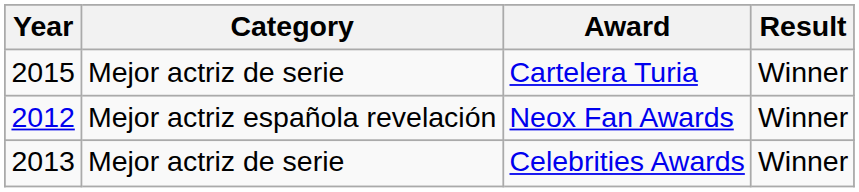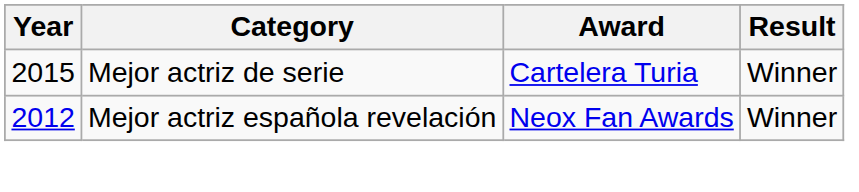- row: (627, 162)
